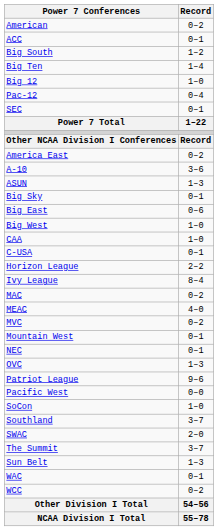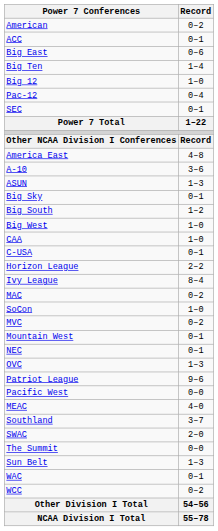rows swapped: (27, 211) <-> (30, 53)
(196, 155) 0–2 -> (196, 155) 4–8
rows swapped: (17, 309) <-> (19, 407)
(196, 449) 3–7 -> (196, 449) 0–0
